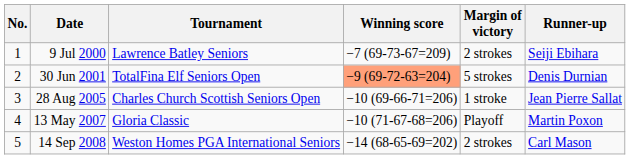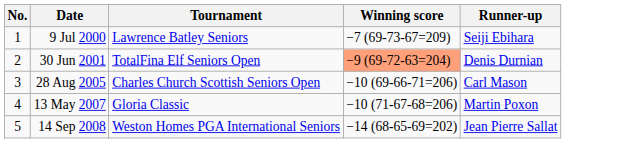- column: (493, 23)
(575, 98) Jean Pierre Sallat -> (495, 82) Carl Mason
(560, 143) Carl Mason -> (511, 127) Jean Pierre Sallat
